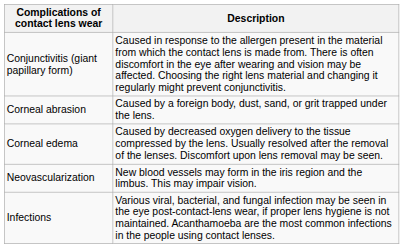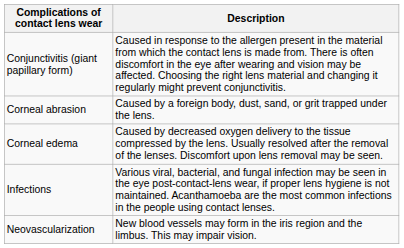rows swapped: (51, 178) <-> (29, 218)
